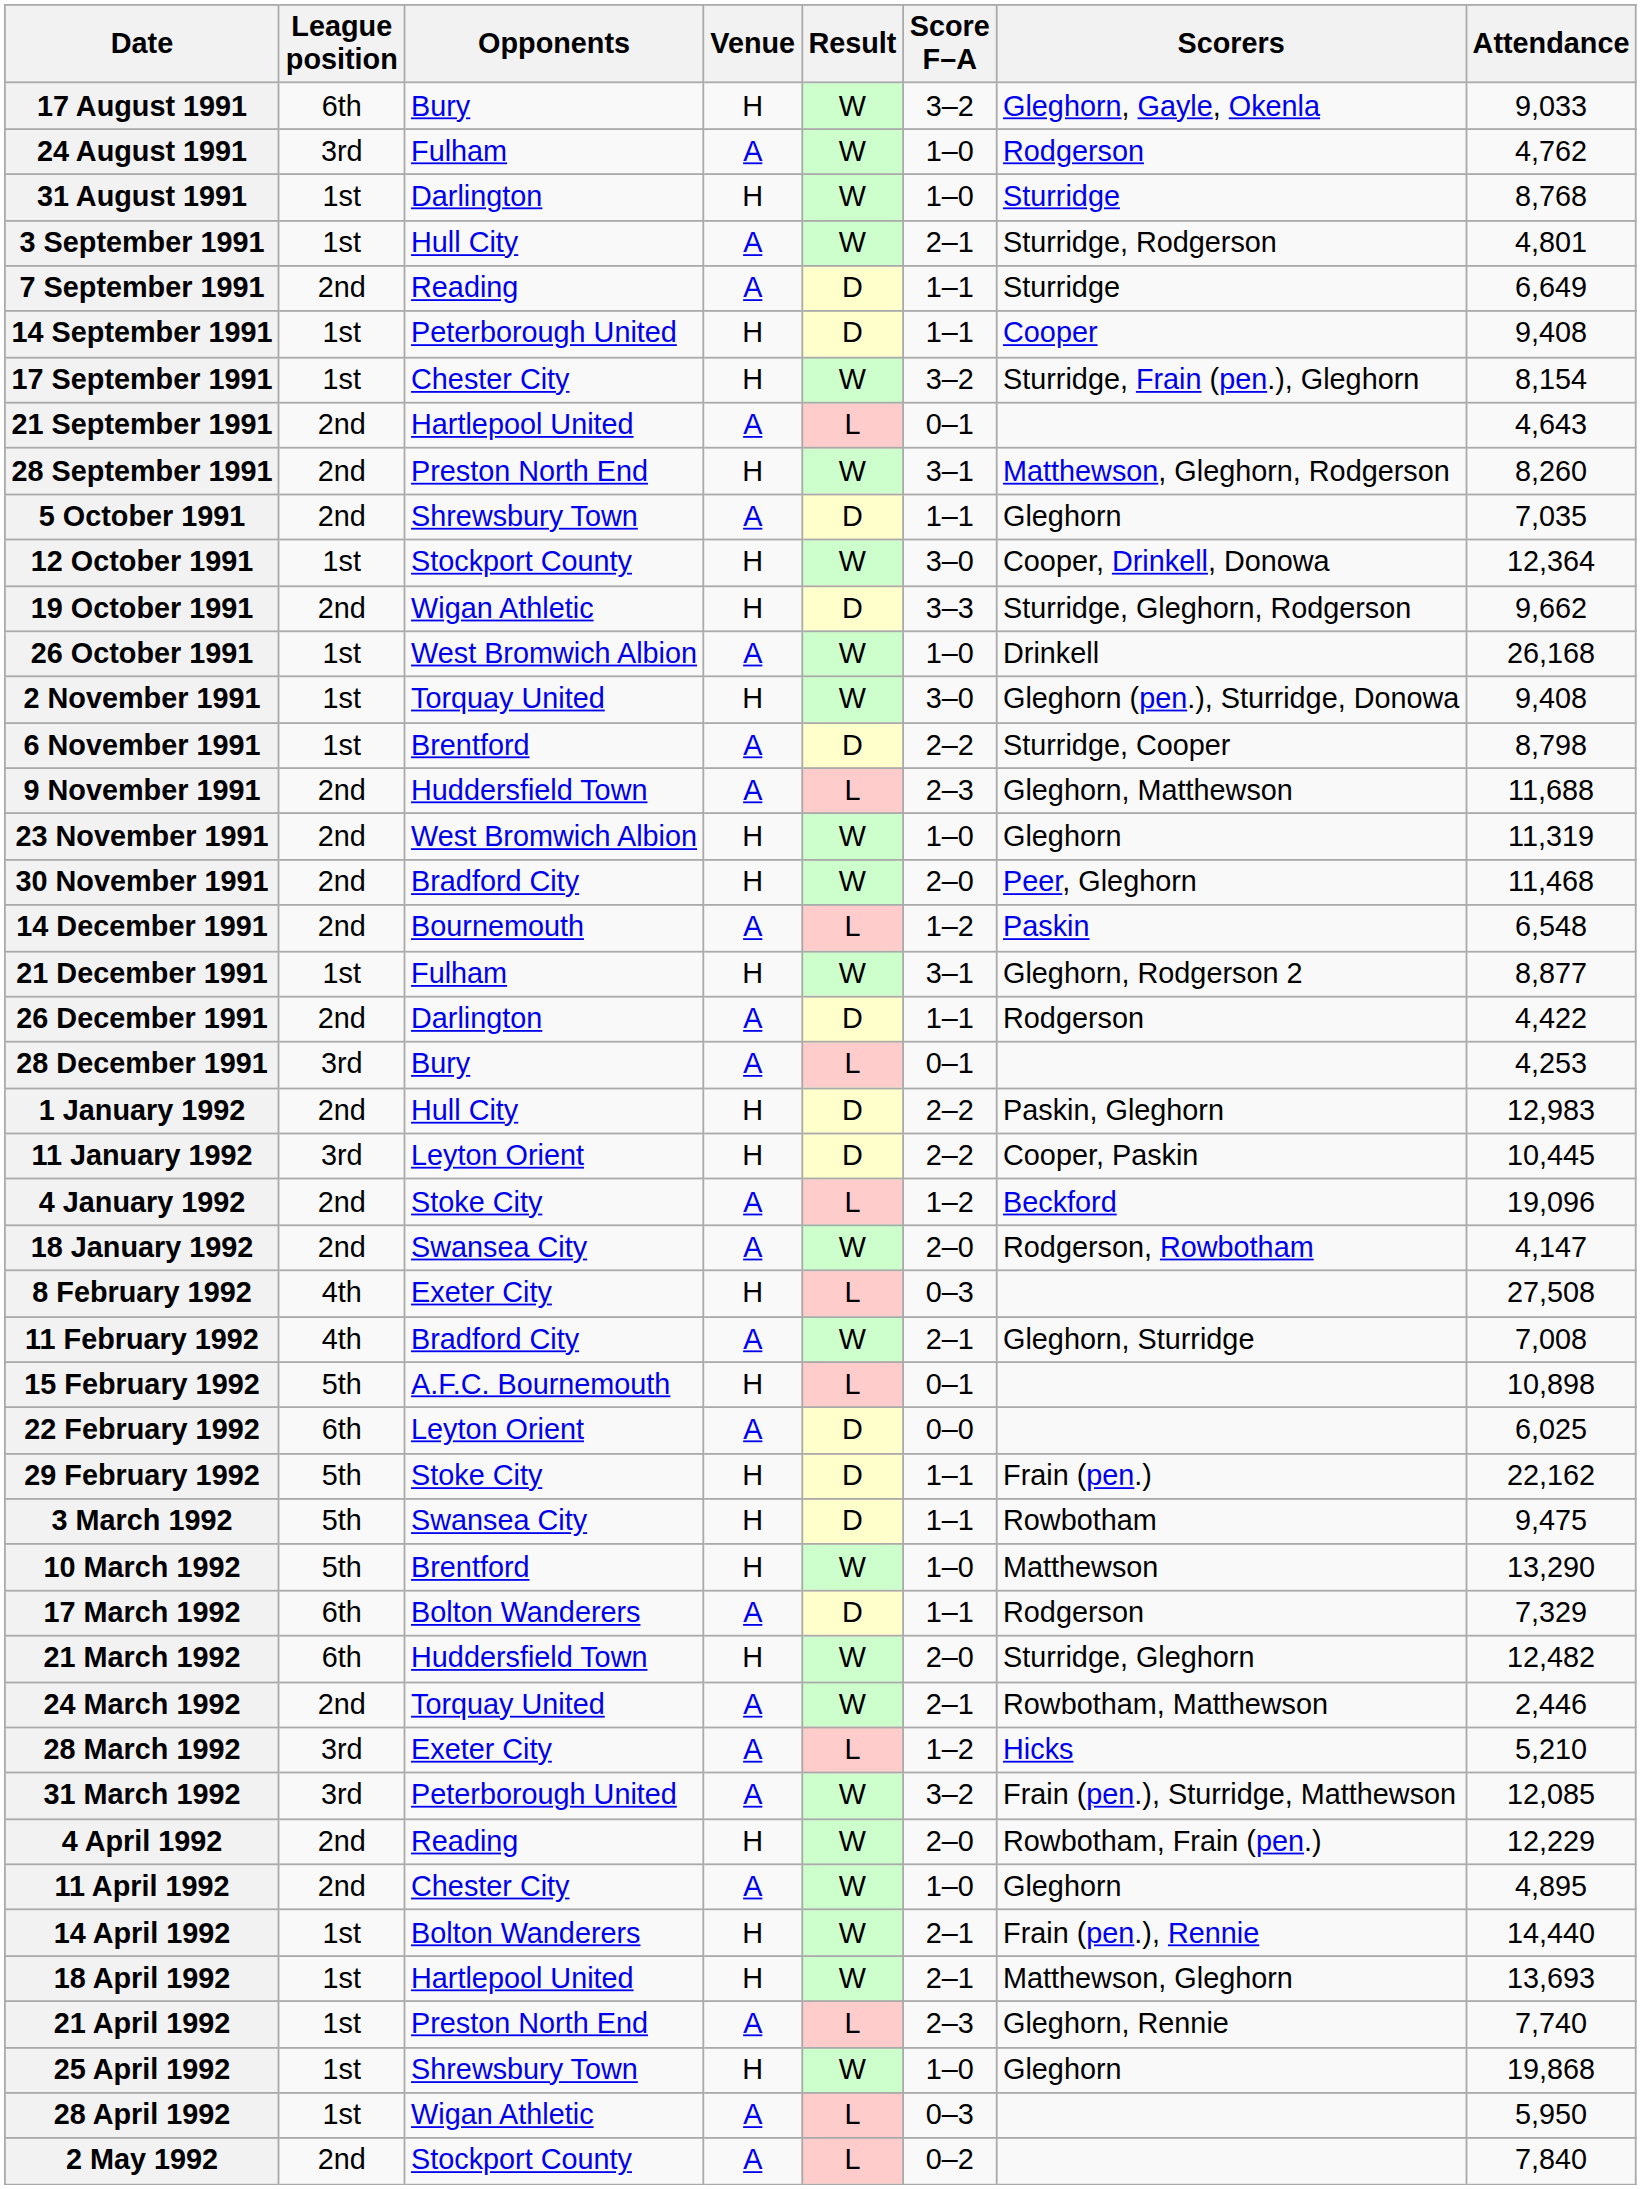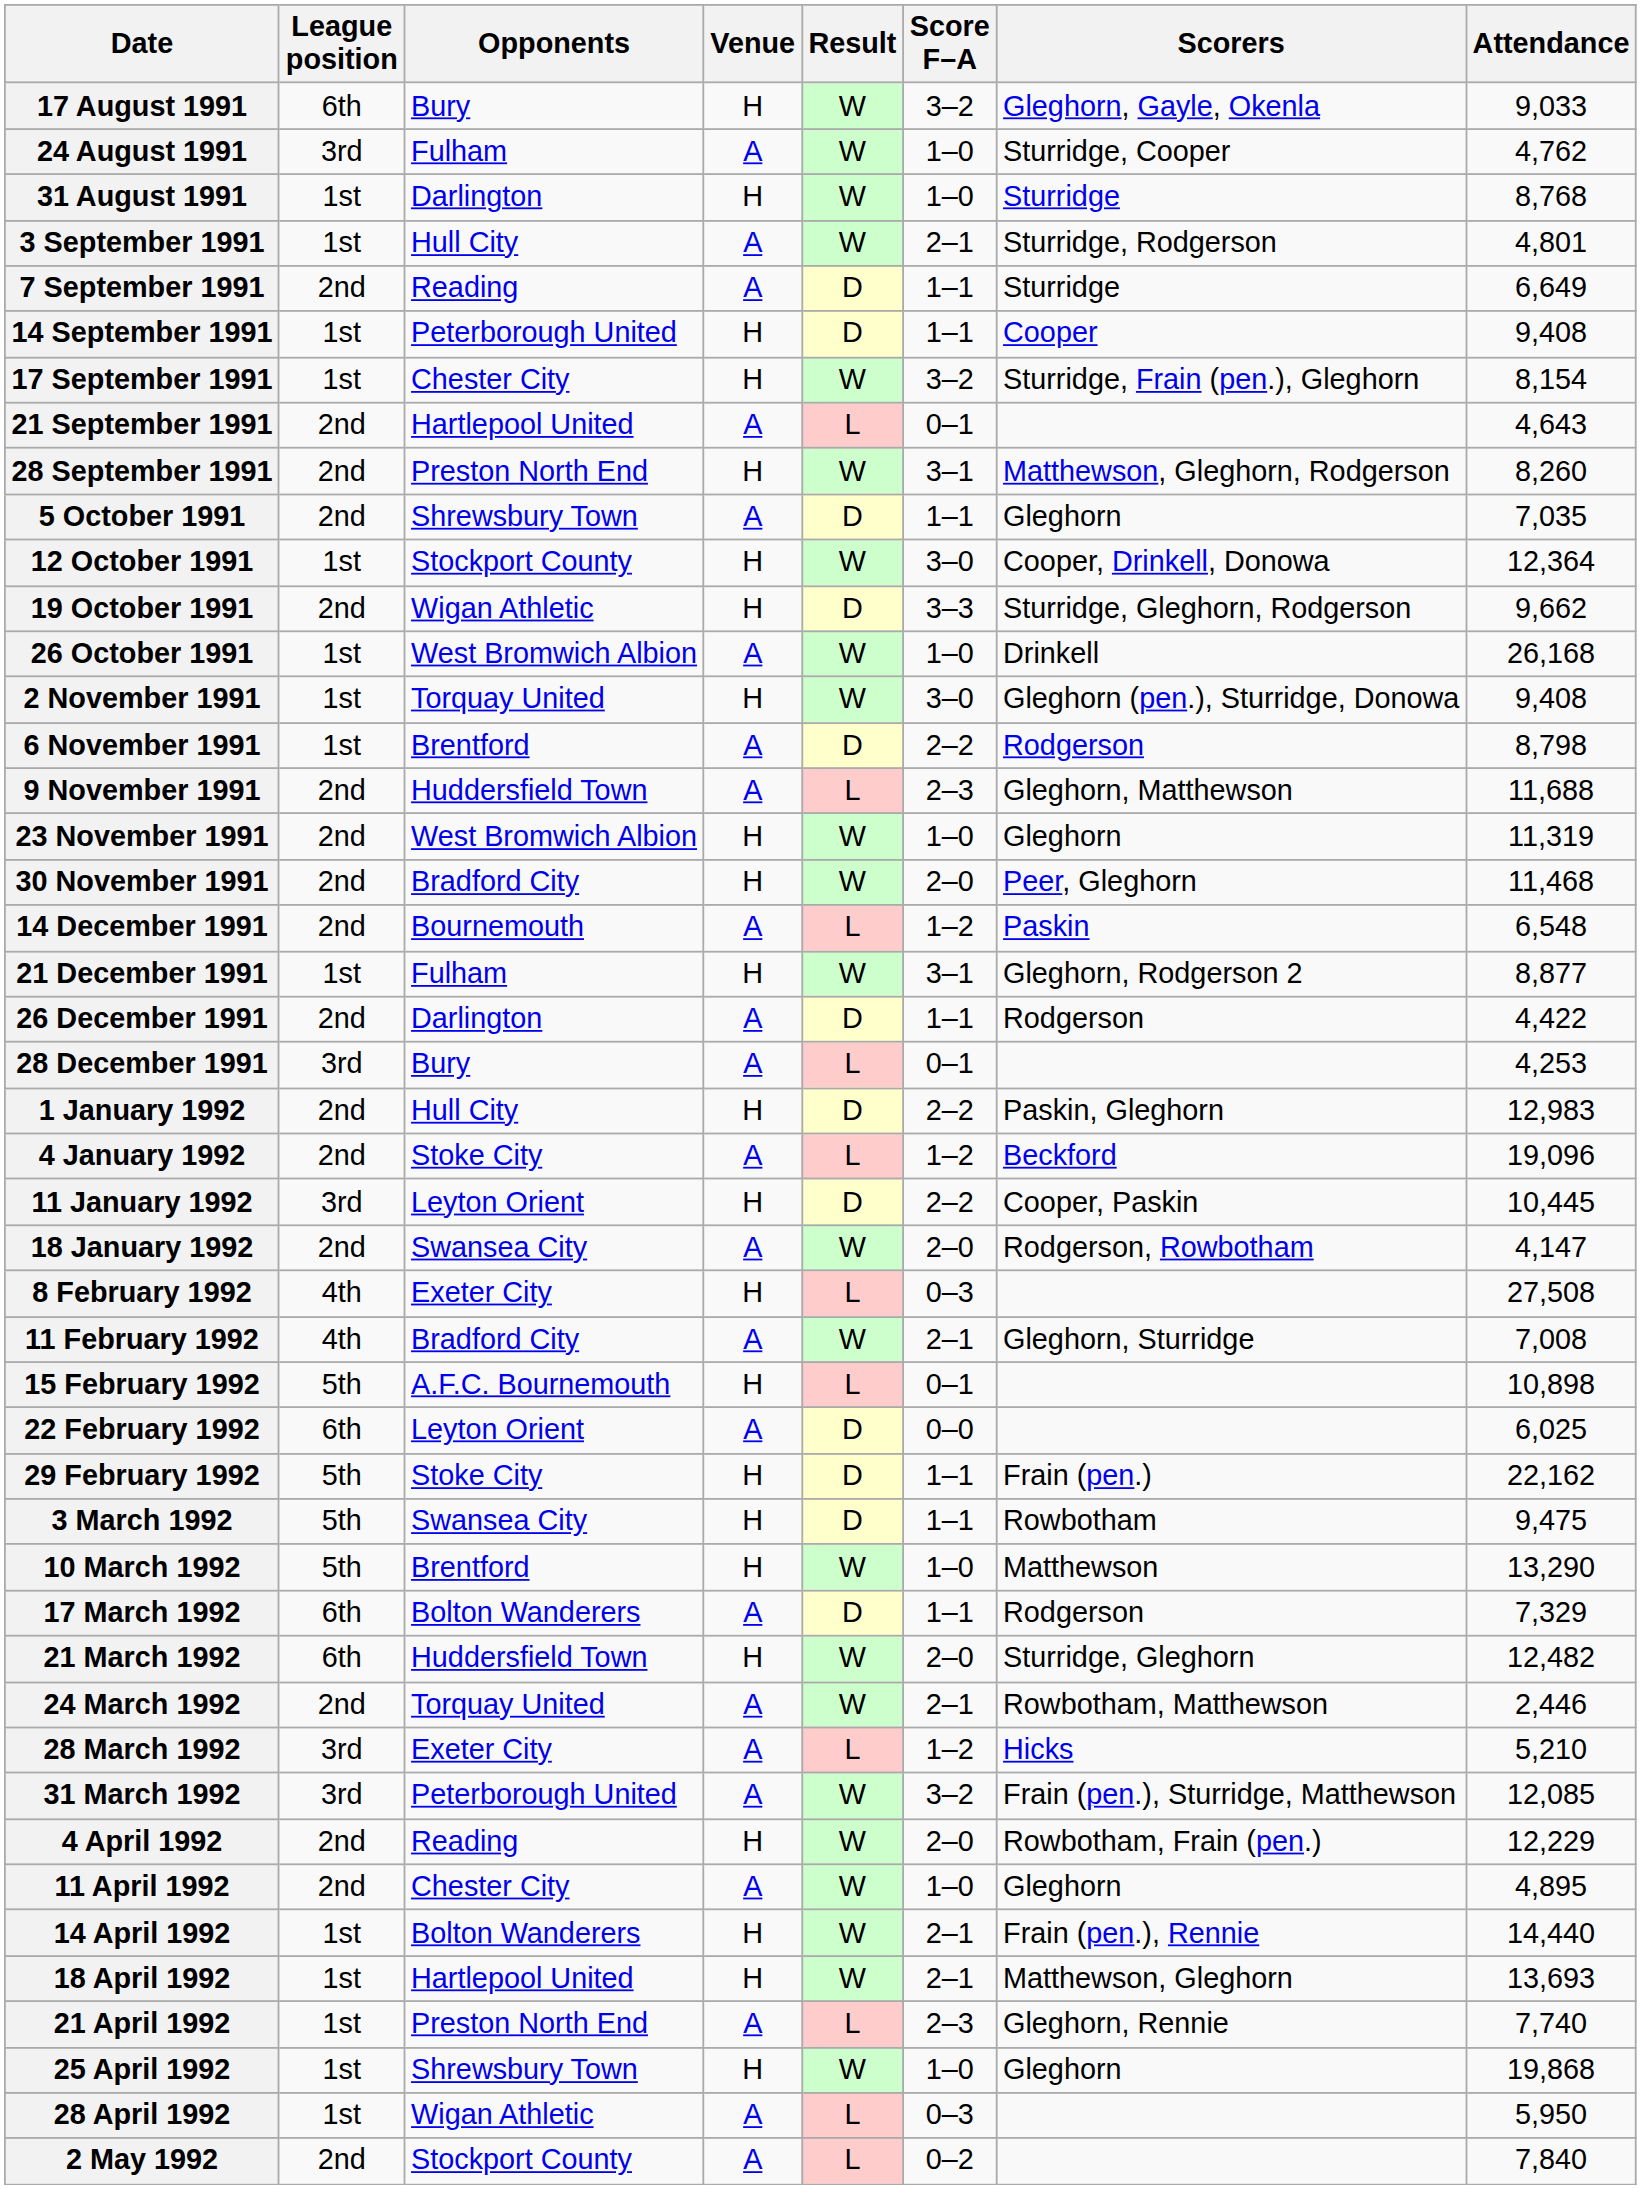(1074, 151) Rodgerson -> (1117, 151) Sturridge, Cooper
(1117, 744) Sturridge, Cooper -> (1074, 744) Rodgerson
rows swapped: (142, 1201) <-> (142, 1155)
